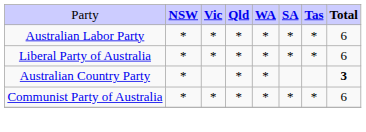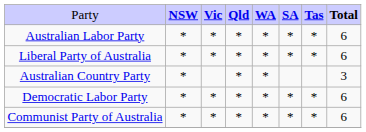(344, 76) bold -> (344, 76) normal
+ row: (85, 96)
